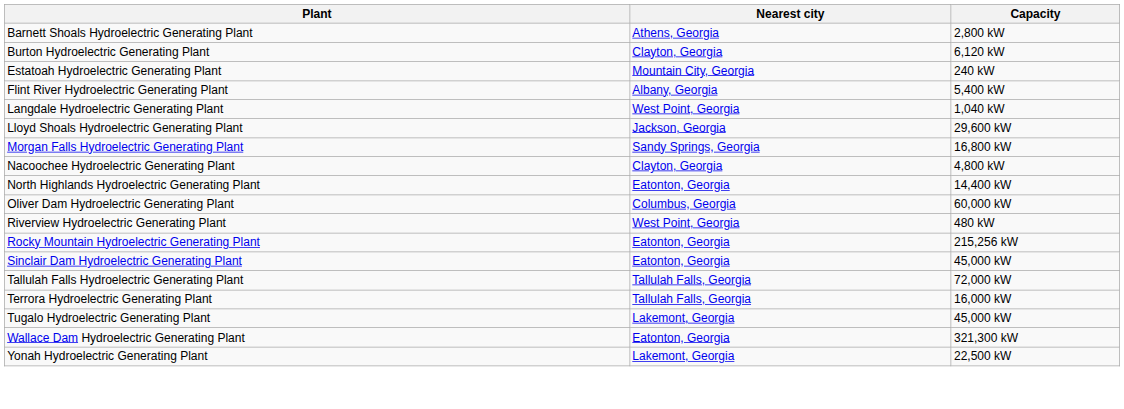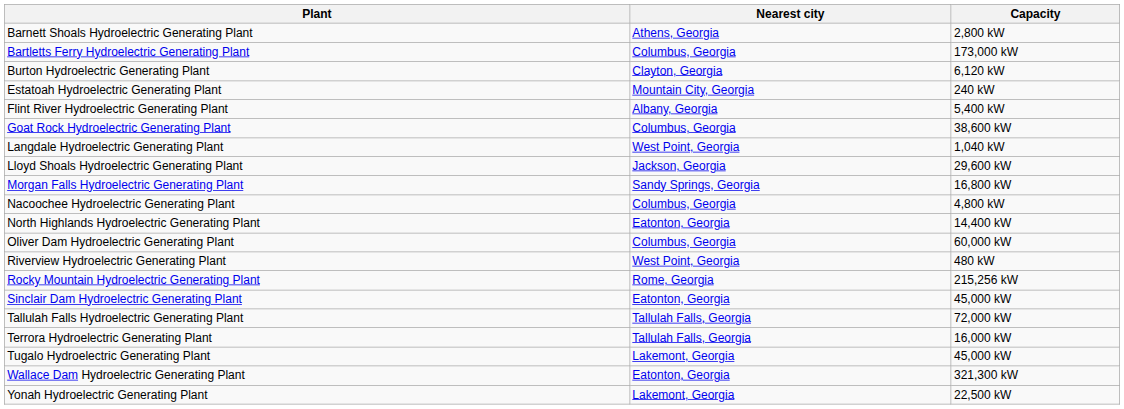+ row: (128, 52)
+ row: (119, 128)
(677, 166) Clayton, Georgia -> (684, 204) Columbus, Georgia
(681, 242) Eatonton, Georgia -> (673, 280) Rome, Georgia
